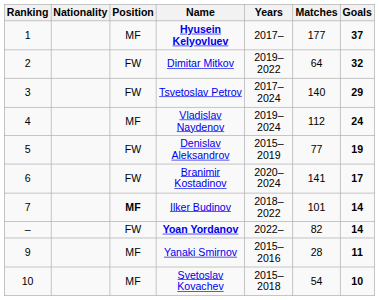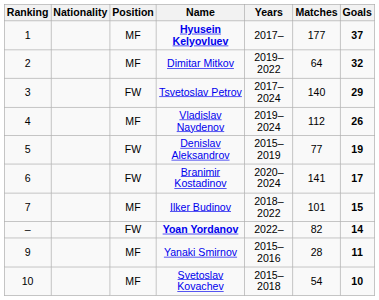(133, 64) FW -> (133, 64) MF
(357, 121) 24 -> (357, 121) 26
(133, 207) bold -> (133, 207) normal
(357, 207) 14 -> (357, 207) 15
